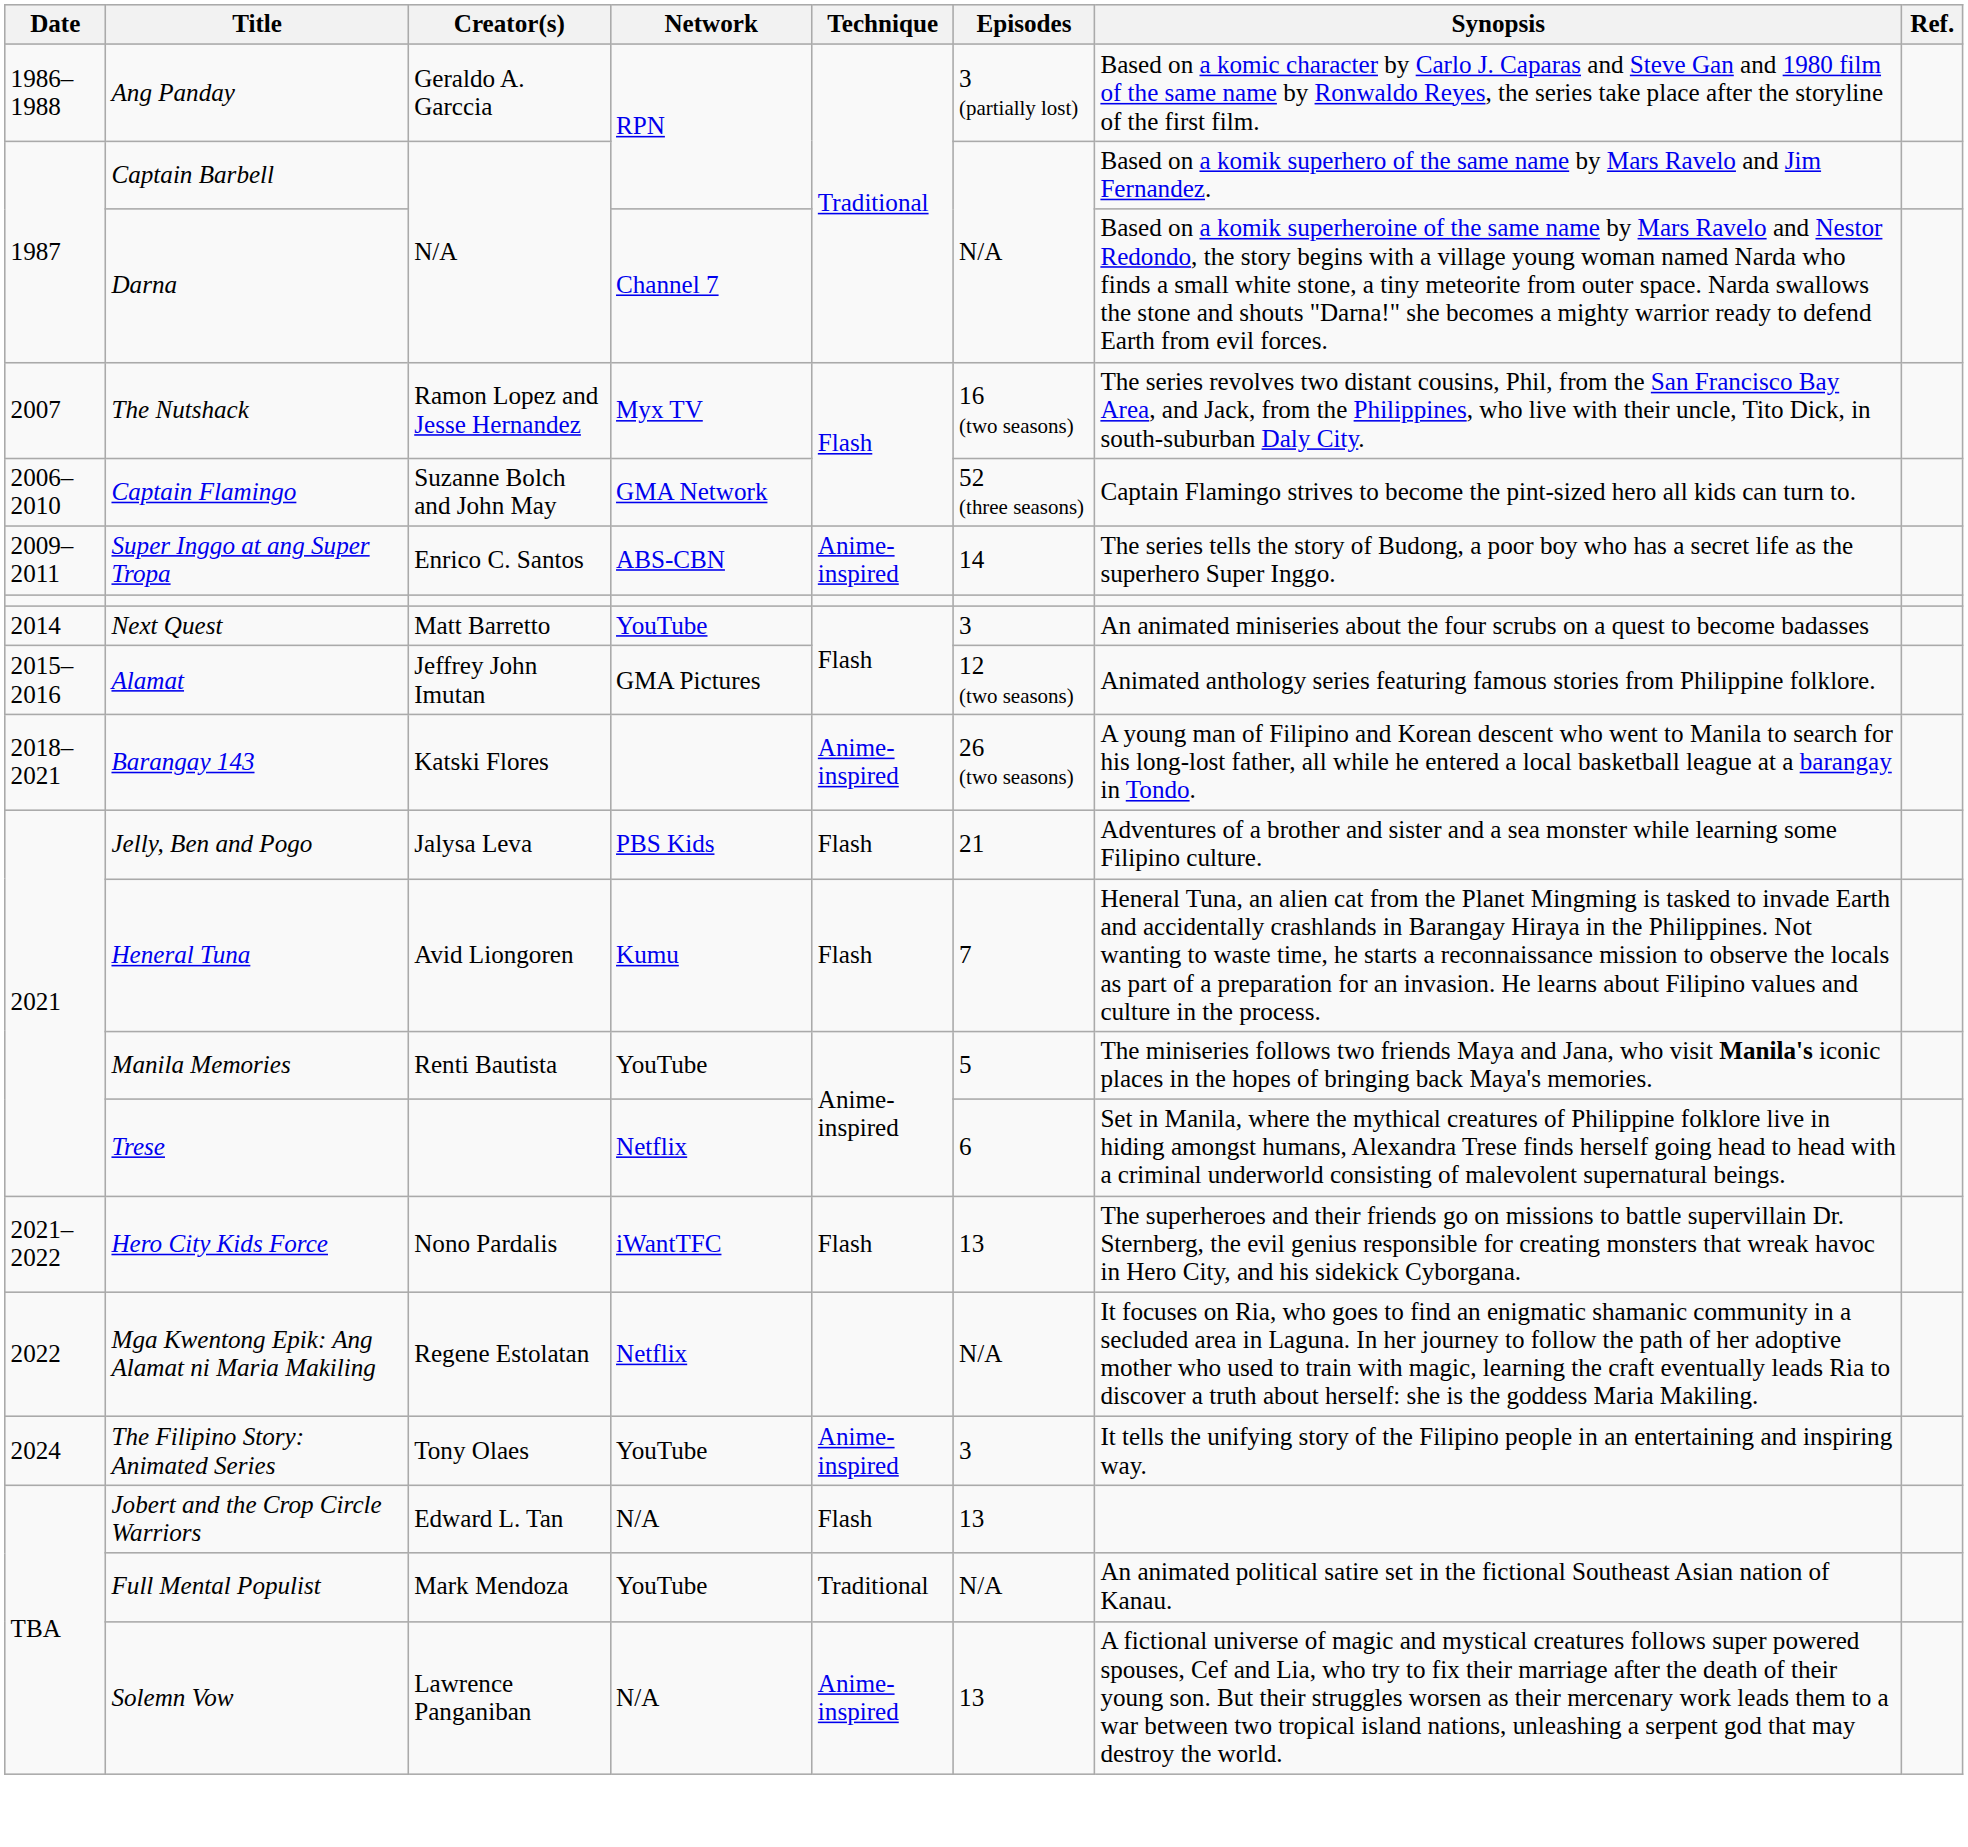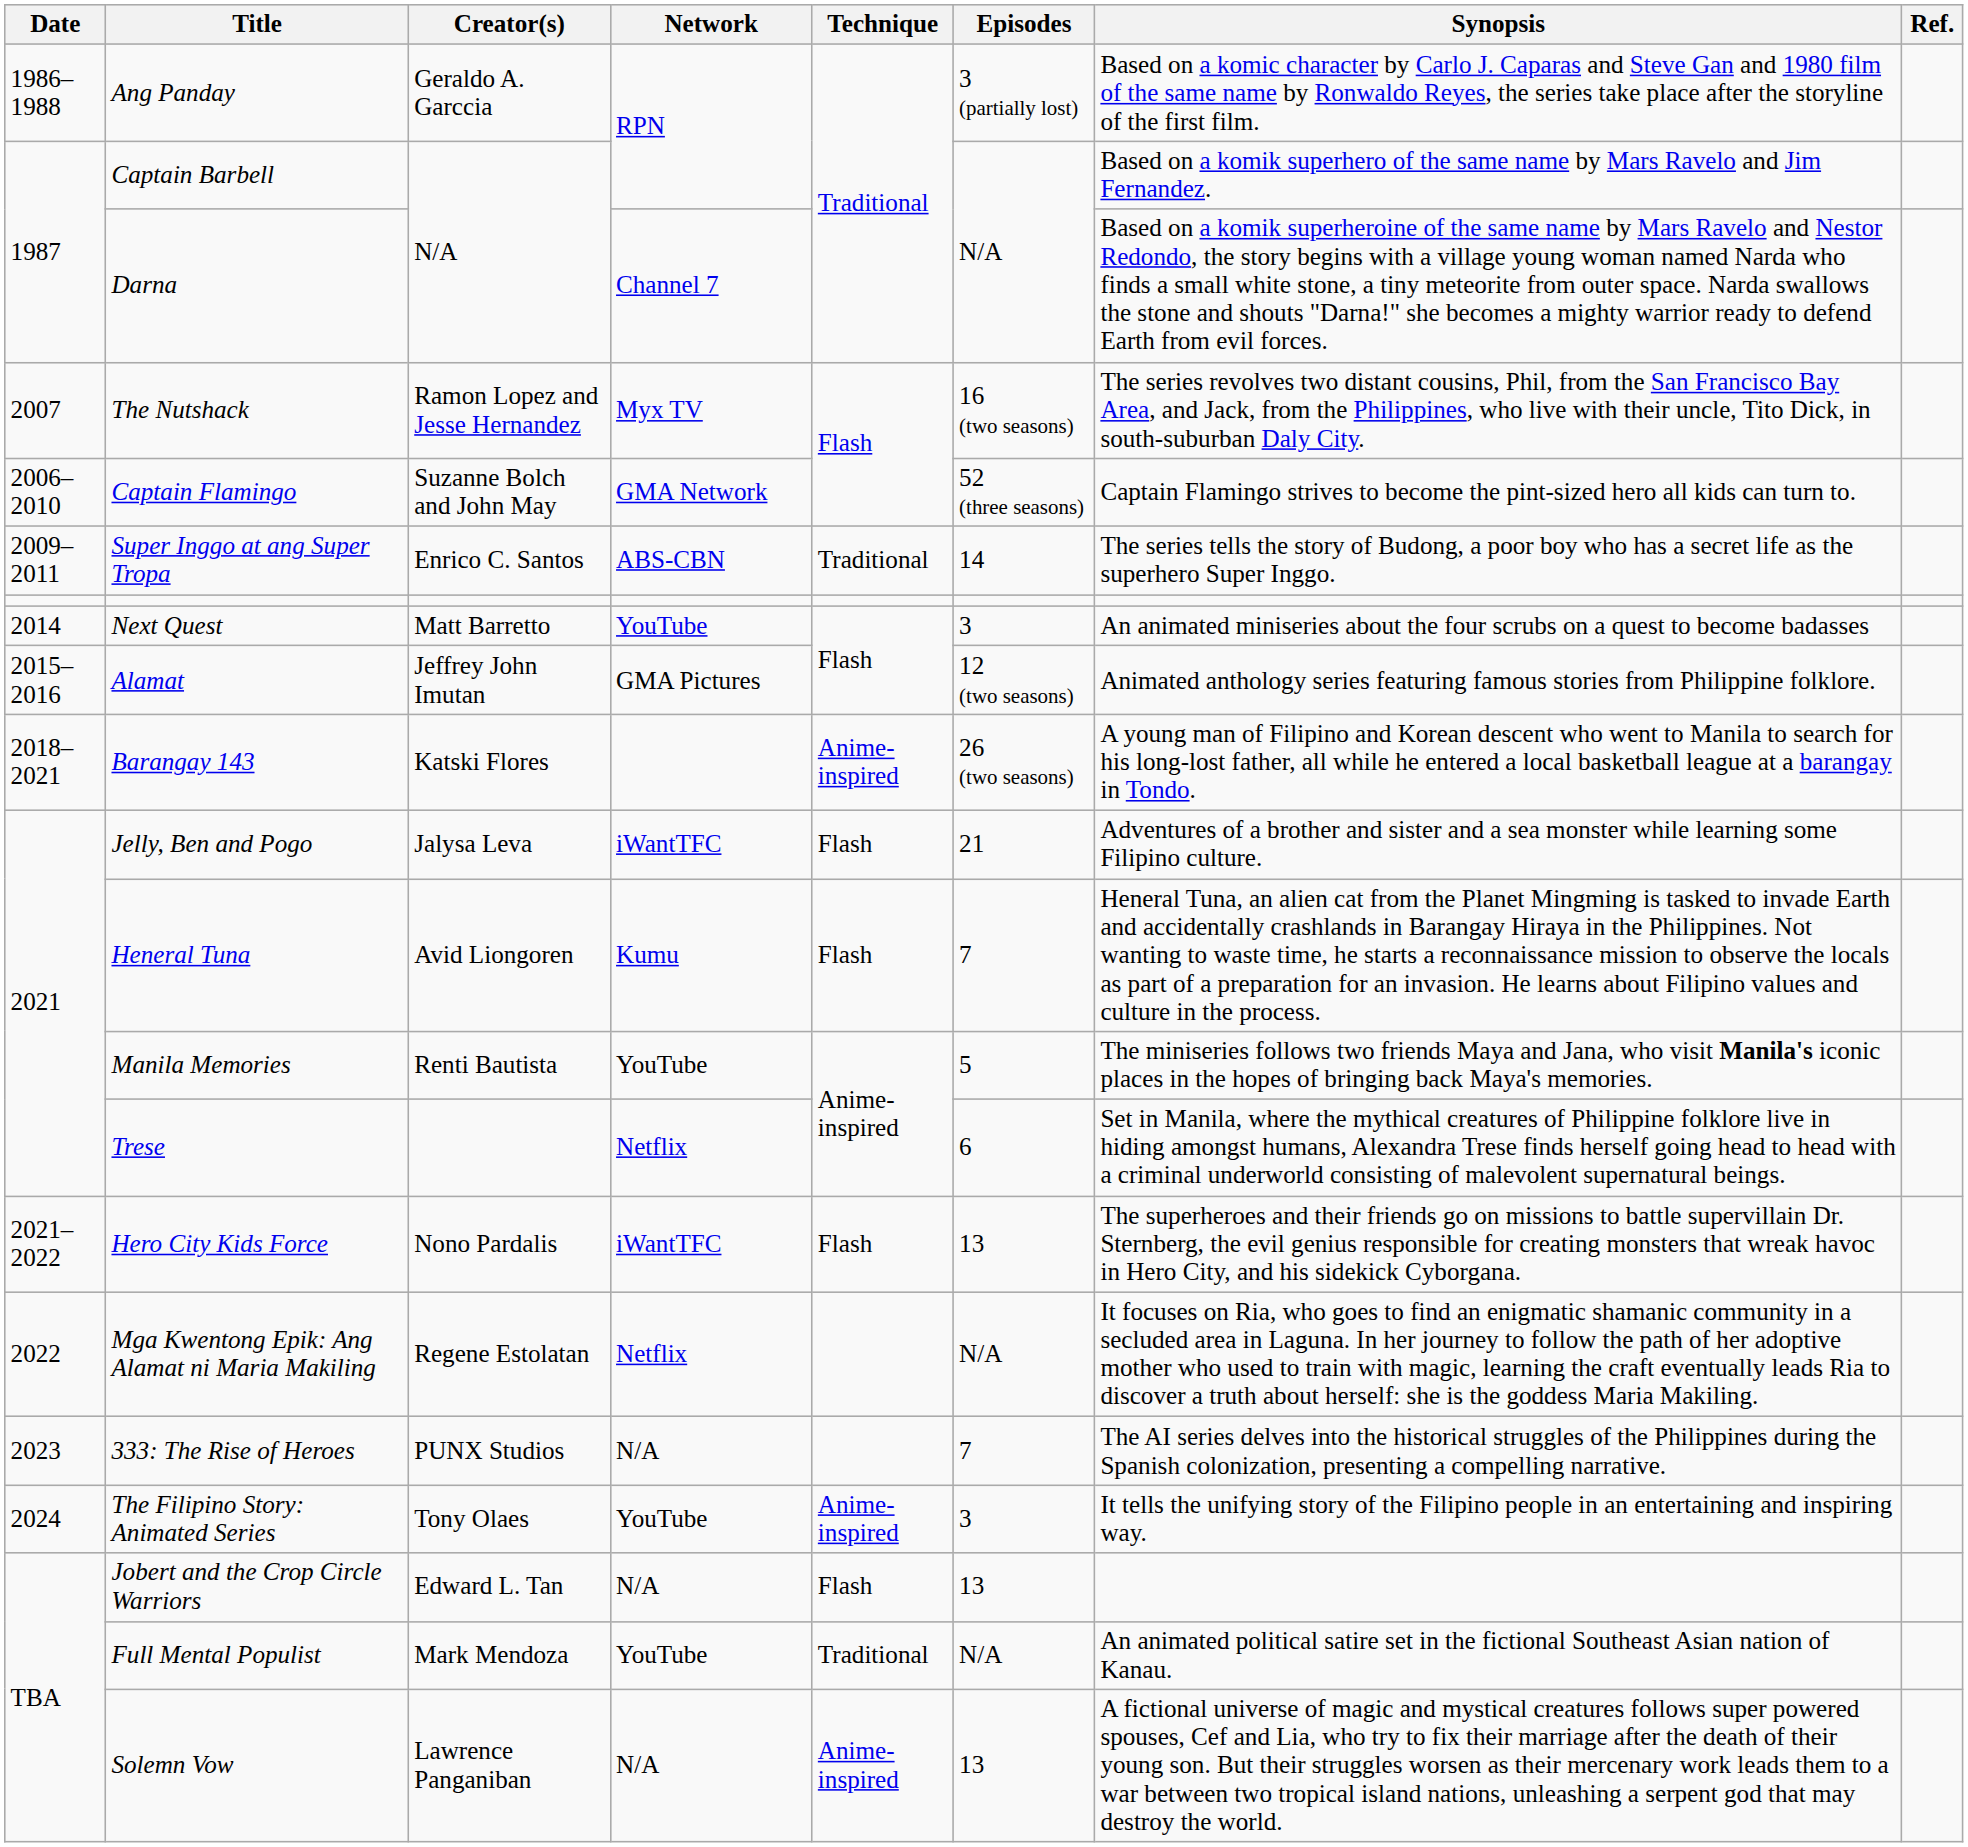(858, 560) Anime-inspired -> (873, 560) Traditional
(665, 844) PBS Kids -> (669, 844) iWantTFC
+ row: (233, 1450)
